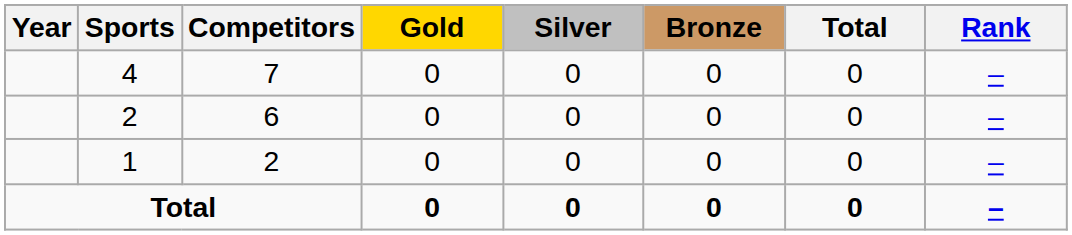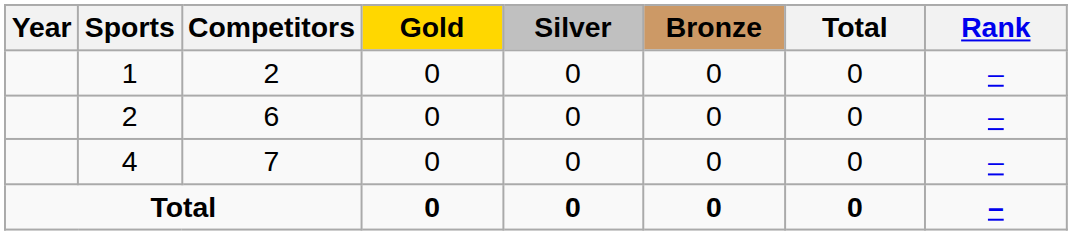rows swapped: (130, 162) <-> (130, 73)
